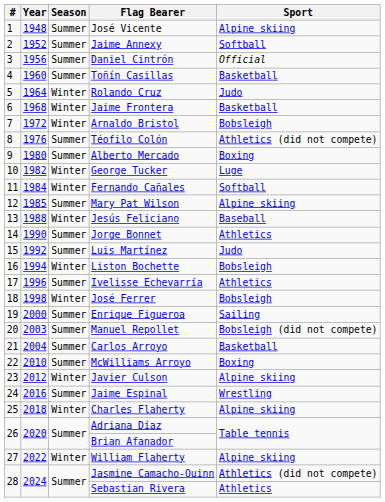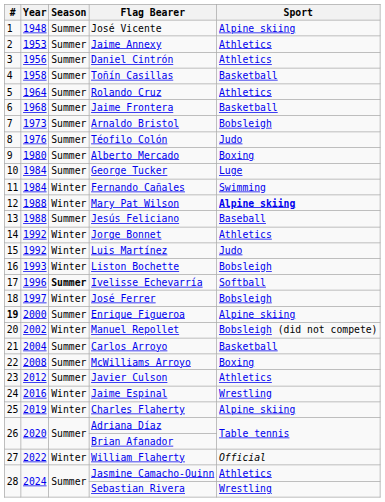(35, 44) 1952 -> (35, 44) 1953
(242, 44) Softball -> (245, 44) Athletics
(242, 60) Official -> (245, 60) Athletics
(35, 76) 1960 -> (35, 76) 1958
(69, 92) Winter -> (69, 92) Summer
(231, 92) Judo -> (245, 92) Athletics
(69, 108) Winter -> (69, 108) Summer
(35, 124) 1972 -> (35, 124) 1973
(69, 124) Winter -> (69, 124) Summer
(298, 139) Athletics (did not compete) -> (231, 139) Judo
(35, 171) 1982 -> (35, 171) 1984
(69, 171) Winter -> (69, 171) Summer
(242, 187) Softball -> (242, 187) Swimming
(35, 203) 1985 -> (35, 203) 1988
(69, 203) Summer -> (69, 203) Winter
(257, 203) normal -> (257, 203) bold
(69, 219) Winter -> (69, 219) Summer
(35, 235) 1990 -> (35, 235) 1992
(69, 235) Summer -> (69, 235) Winter
(69, 251) Summer -> (69, 251) Winter
(35, 267) 1994 -> (35, 267) 1993
(69, 282) normal -> (69, 282) bold
(245, 282) Athletics -> (242, 282) Softball
(35, 298) 1998 -> (35, 298) 1997
(13, 314) normal -> (13, 314) bold
(240, 314) Sailing -> (257, 314) Alpine skiing
(35, 330) 2003 -> (35, 330) 2002
(69, 330) Summer -> (69, 330) Winter
(35, 362) 2010 -> (35, 362) 2008
(69, 378) Winter -> (69, 378) Summer
(257, 378) Alpine skiing -> (245, 378) Athletics
(69, 394) Summer -> (69, 394) Winter
(35, 410) 2018 -> (35, 410) 2019
(257, 457) Alpine skiing -> (242, 457) Official
(298, 473) Athletics (did not compete) -> (245, 473) Athletics
(245, 489) Athletics -> (245, 489) Wrestling
